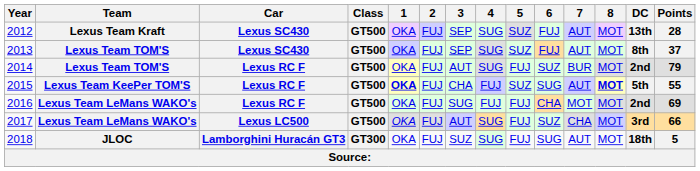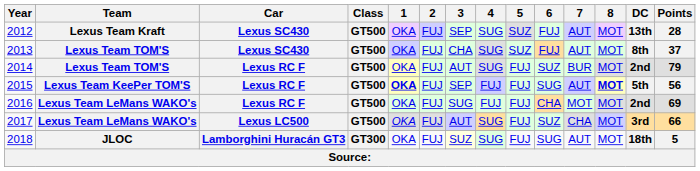(461, 49) SEP -> (461, 49) CHA
(461, 85) CHA -> (461, 85) SEP
(520, 85) SUZ -> (520, 85) FUJ
(675, 85) 55 -> (675, 85) 56
(461, 139) no background -> (461, 139) lightyellow background
